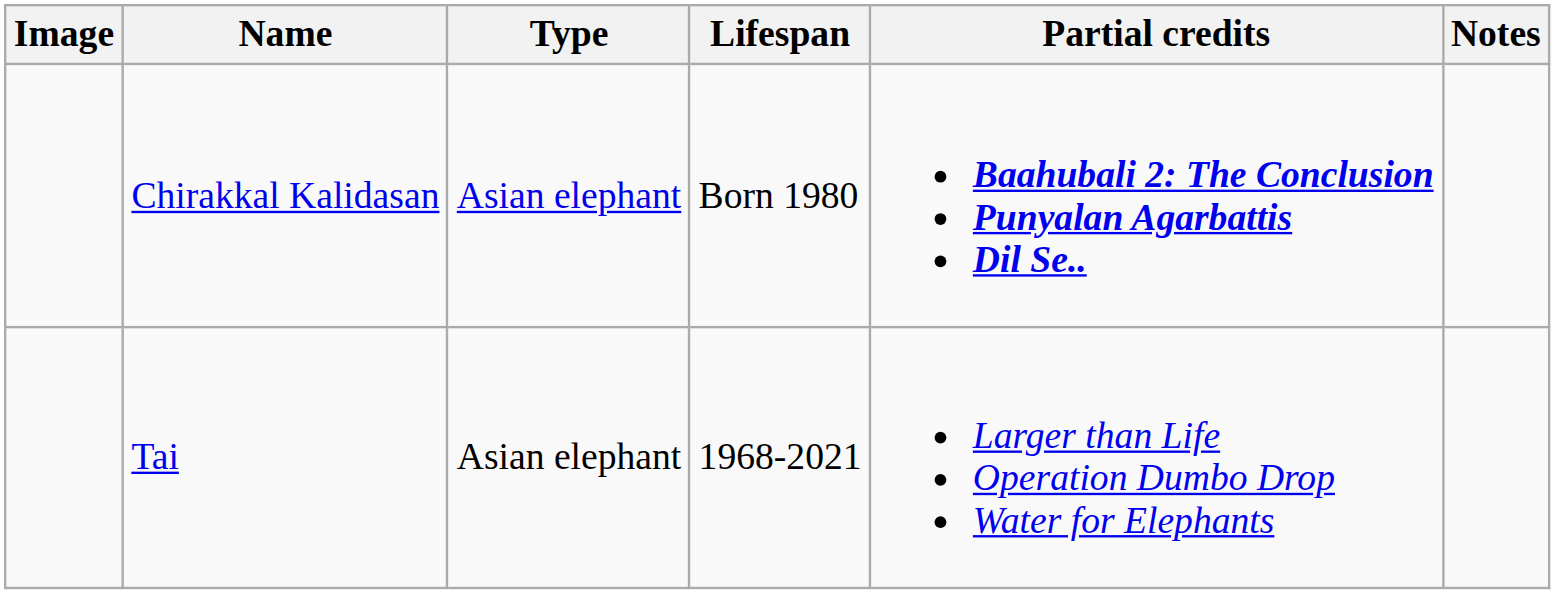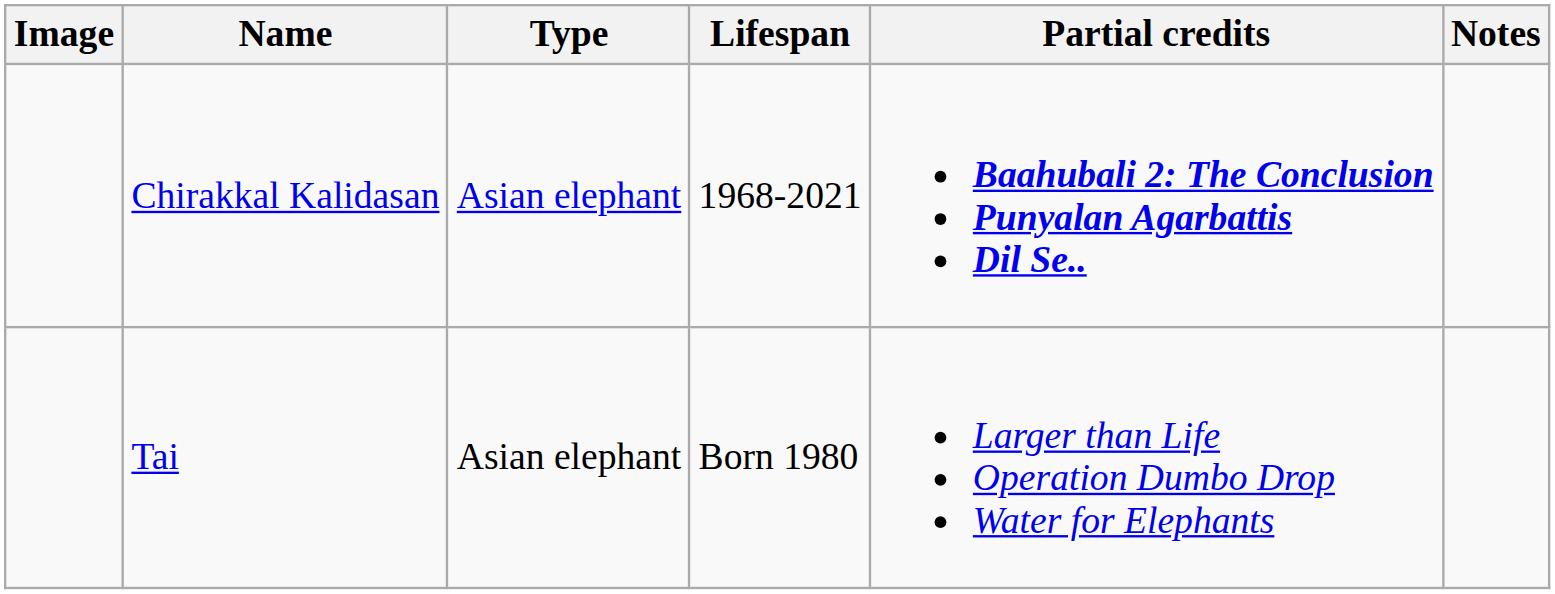(779, 194) Born 1980 -> (780, 194) 1968-2021
(780, 456) 1968-2021 -> (779, 456) Born 1980
